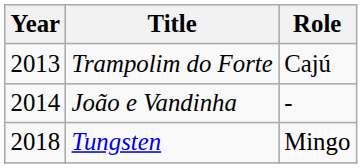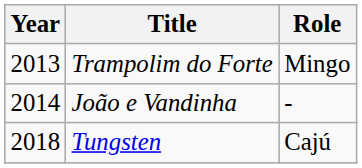(308, 63) Cajú -> (317, 63) Mingo
(317, 142) Mingo -> (308, 142) Cajú
